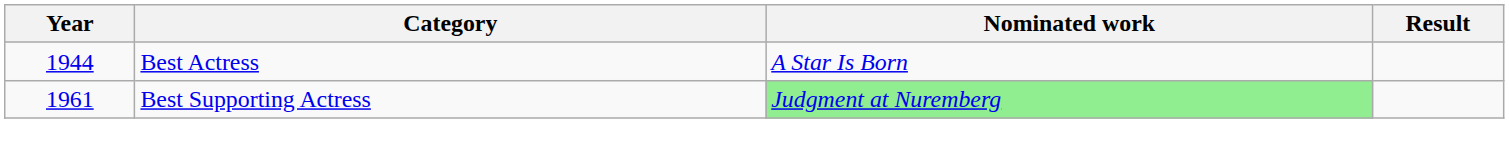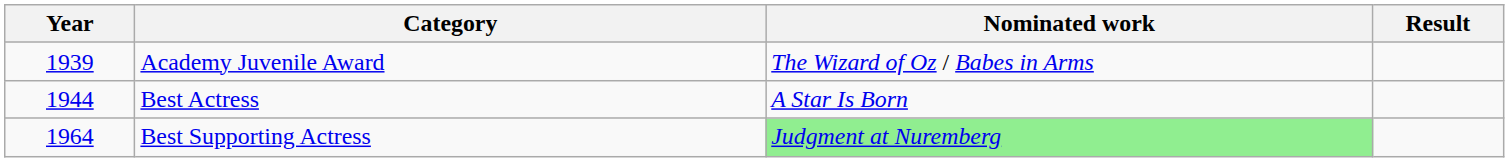+ row: (262, 61)
(70, 99) 1961 -> (70, 136) 1964
